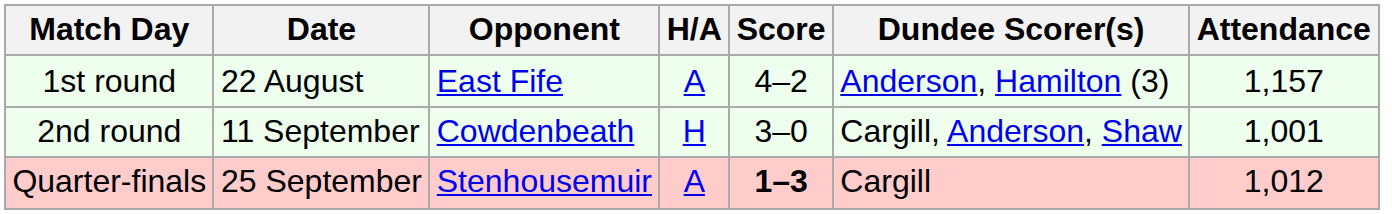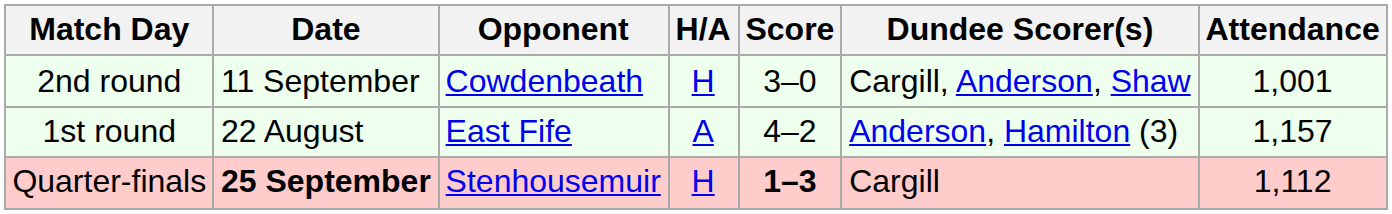rows swapped: (109, 80) <-> (109, 131)
(321, 182) normal -> (326, 182) bold
(694, 182) A -> (703, 182) H
(1284, 182) 1,012 -> (1293, 182) 1,112
